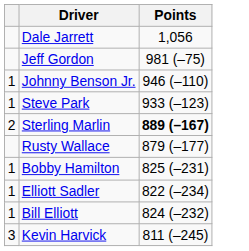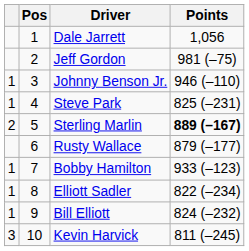+ column: (34, 16)
(175, 103) 933 (–123) -> (207, 103) 825 (–231)
(175, 169) 825 (–231) -> (207, 169) 933 (–123)
